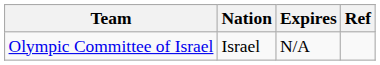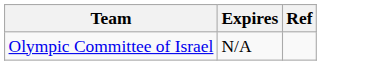- column: (247, 18)
